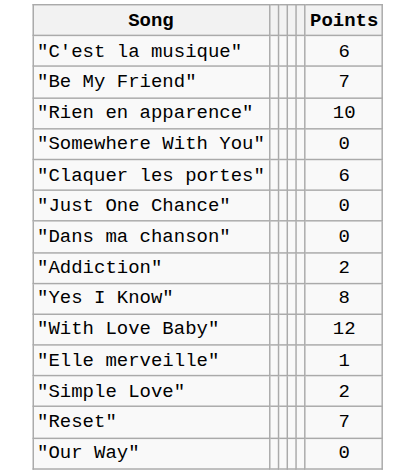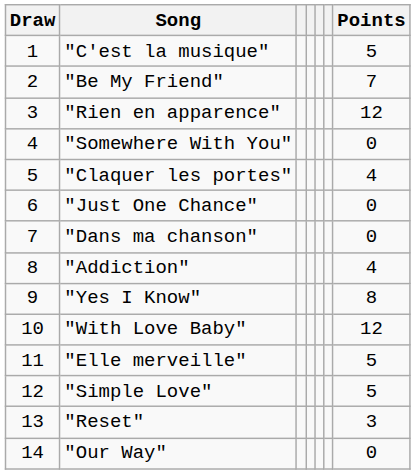+ column: (33, 20)
(344, 51) 6 -> (372, 51) 5
(344, 113) 10 -> (372, 113) 12
(344, 175) 6 -> (372, 175) 4
(344, 268) 2 -> (372, 268) 4
(344, 360) 1 -> (372, 360) 5
(344, 391) 2 -> (372, 391) 5
(344, 422) 7 -> (372, 422) 3
